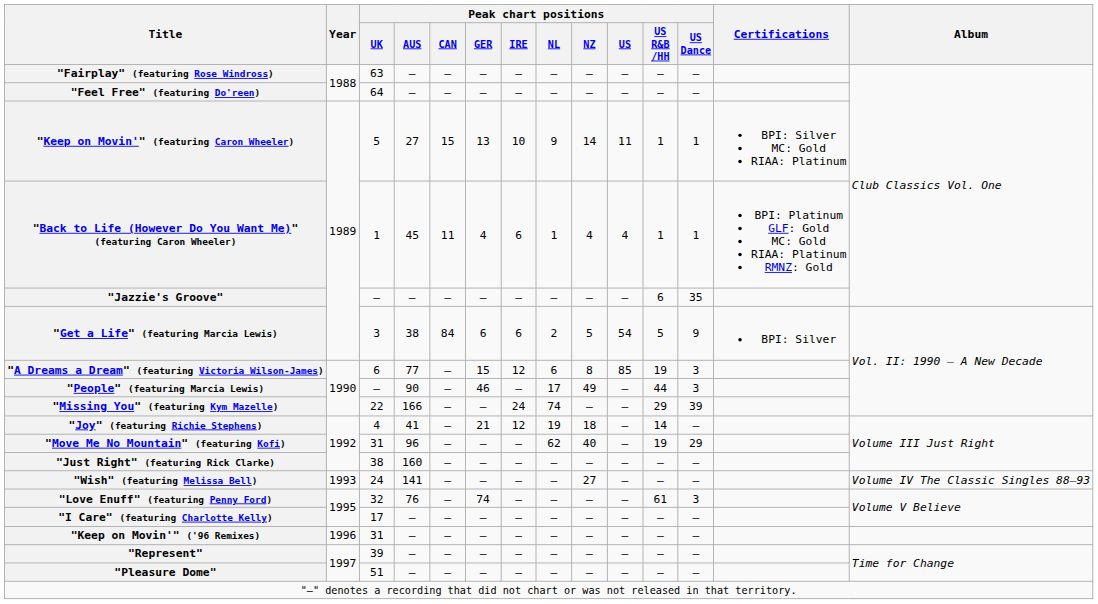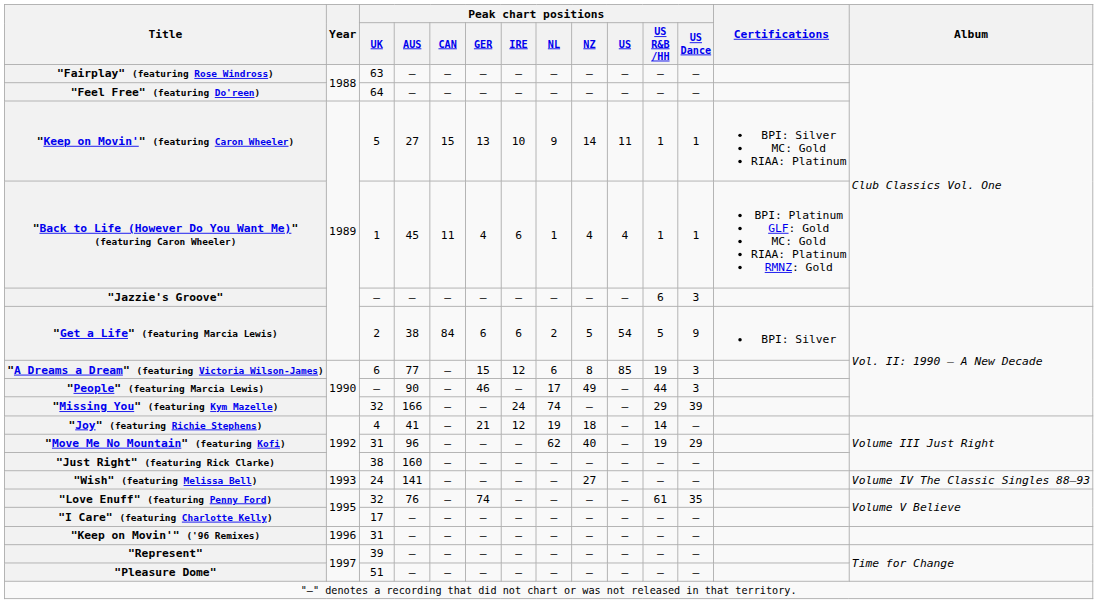(696, 297) 35 -> (696, 297) 3
(377, 333) 3 -> (377, 333) 2
(377, 406) 22 -> (377, 406) 32
(696, 498) 3 -> (696, 498) 35
